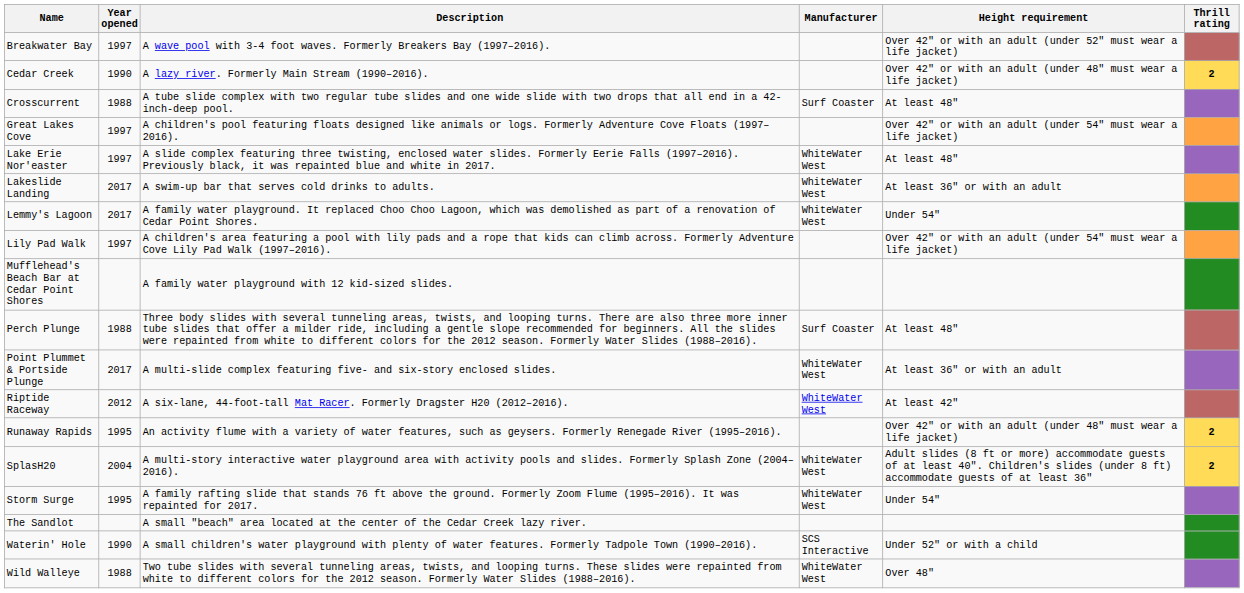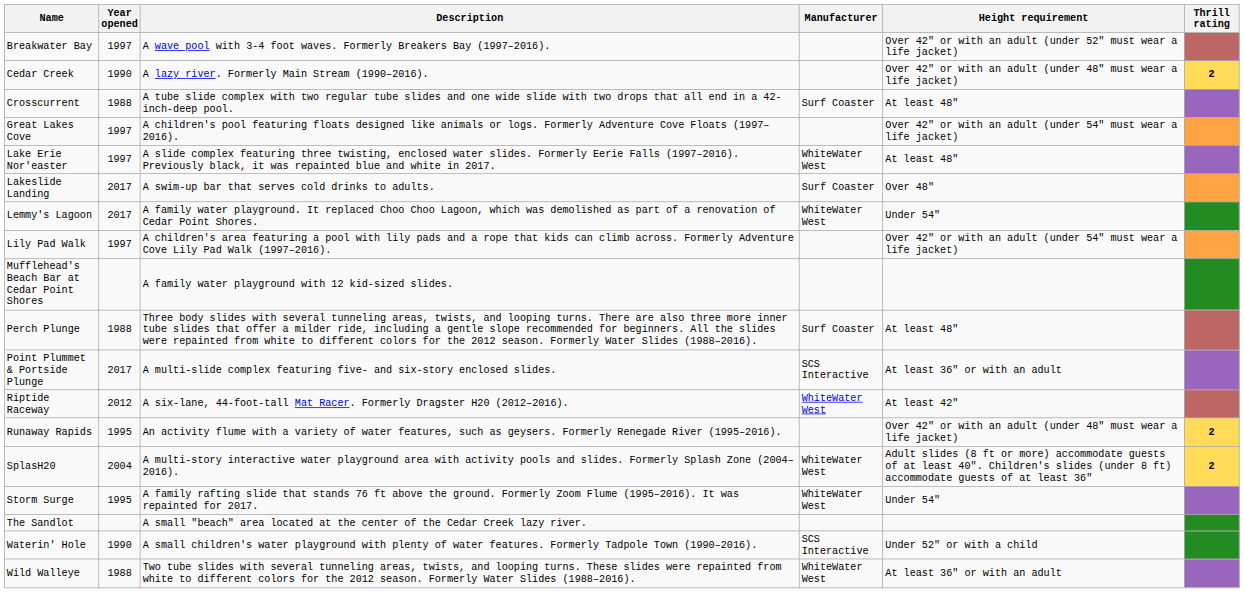(832, 188) WhiteWater West -> (838, 188) Surf Coaster
(974, 188) At least 36" or with an adult -> (910, 188) Over 48"
(832, 370) WhiteWater West -> (835, 370) SCS Interactive
(910, 573) Over 48" -> (974, 573) At least 36" or with an adult
